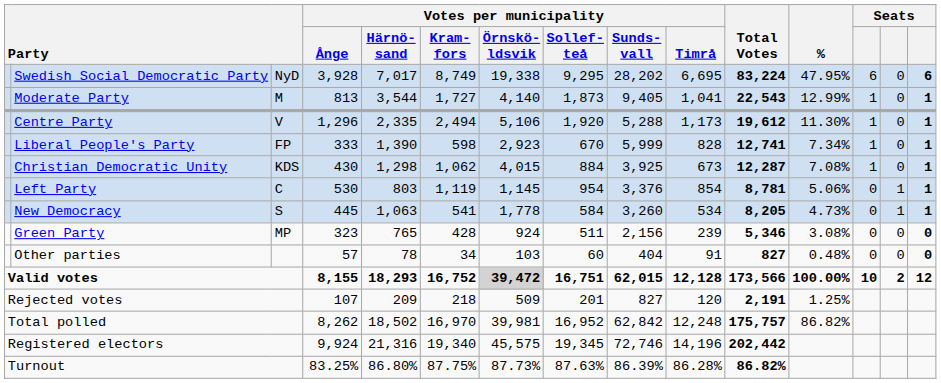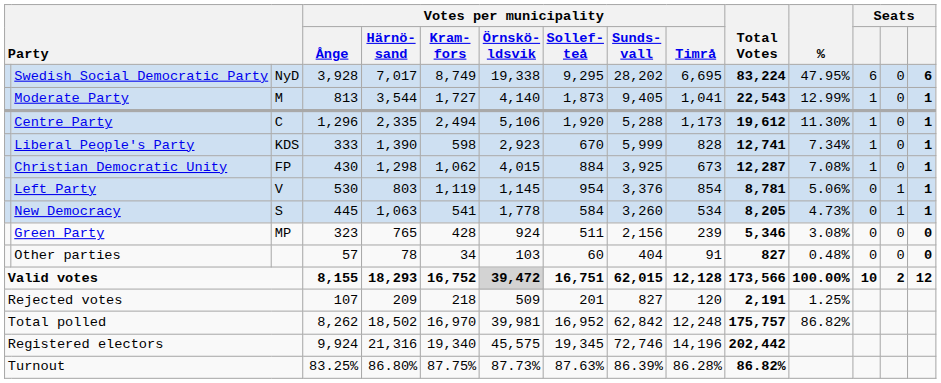(279, 122) V -> (279, 122) C
(283, 145) FP -> (287, 145) KDS
(287, 167) KDS -> (283, 167) FP
(279, 189) C -> (279, 189) V
